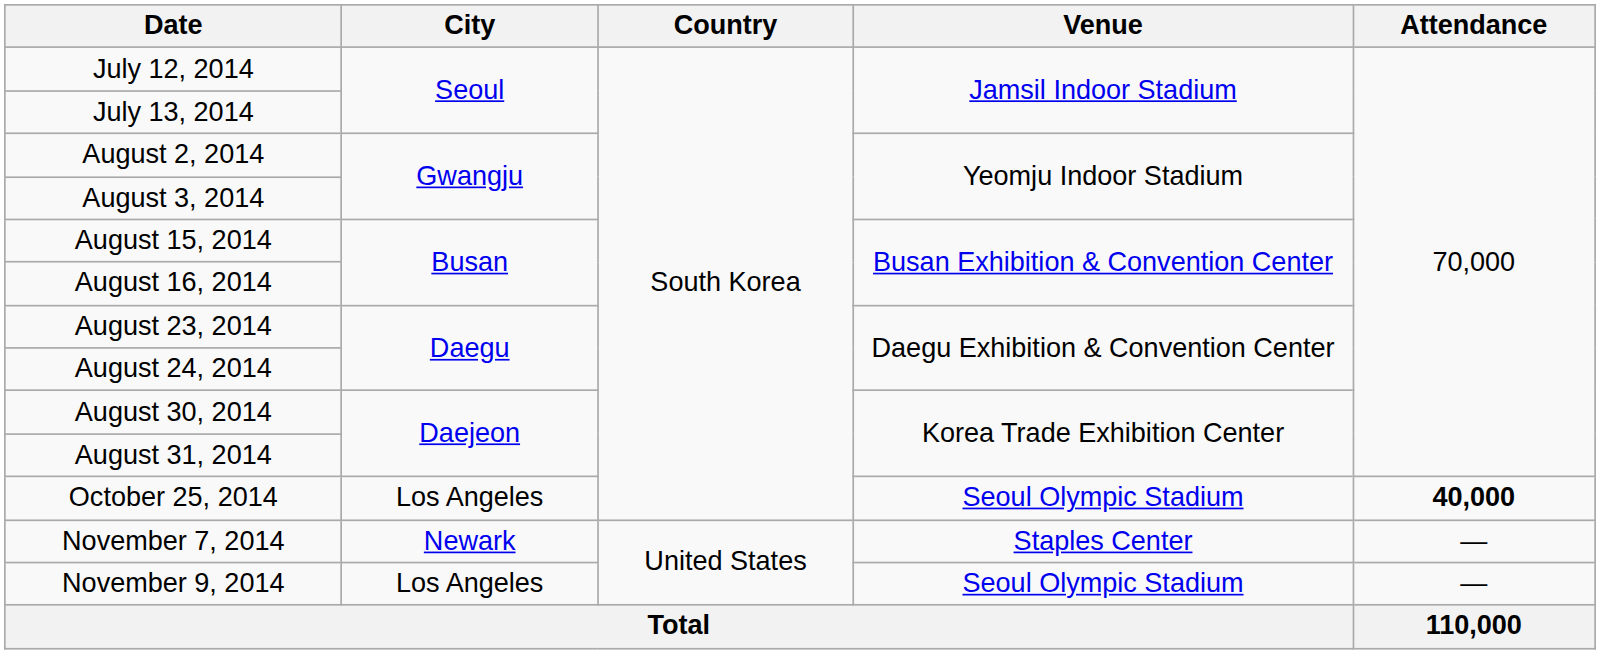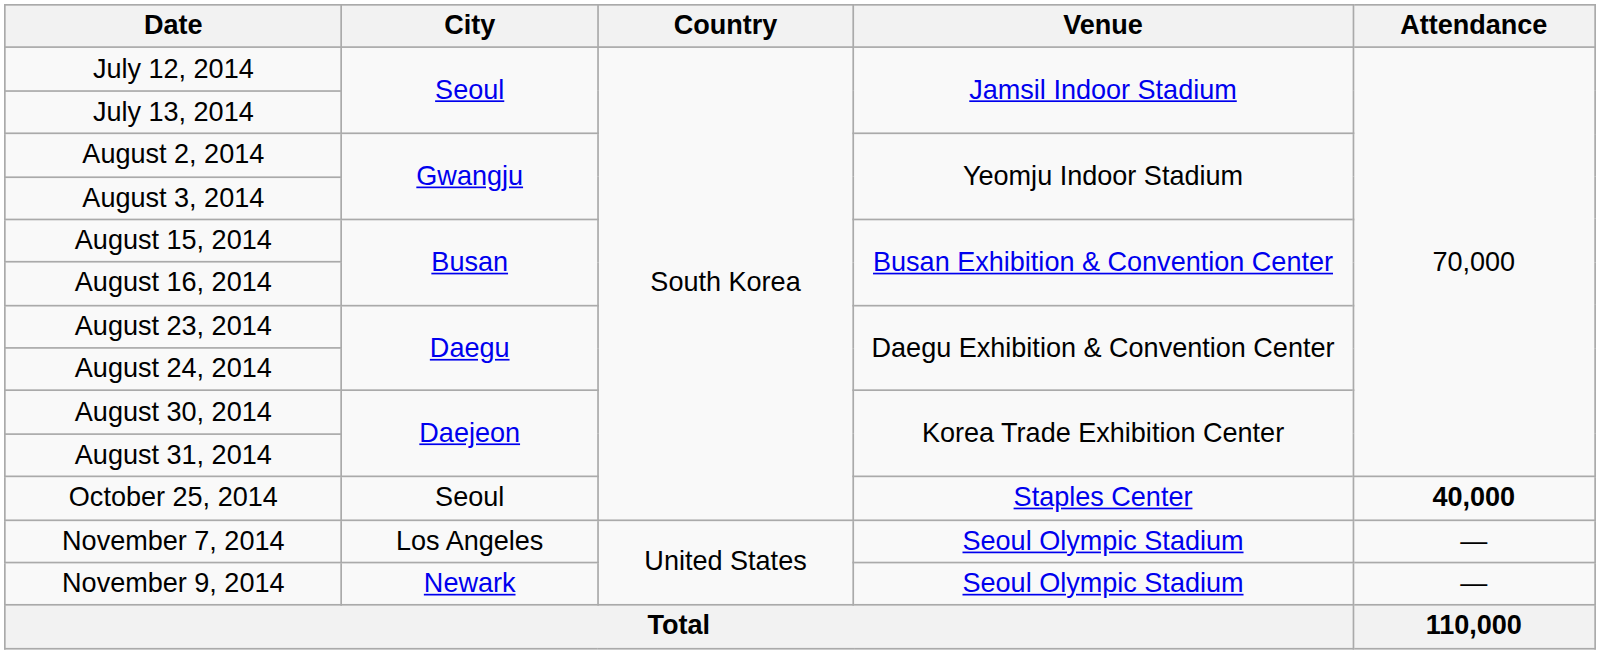(470, 497) Los Angeles -> (470, 497) Seoul
(1103, 497) Seoul Olympic Stadium -> (1103, 497) Staples Center
(470, 540) Newark -> (470, 540) Los Angeles
(1103, 540) Staples Center -> (1103, 540) Seoul Olympic Stadium
(470, 583) Los Angeles -> (470, 583) Newark
